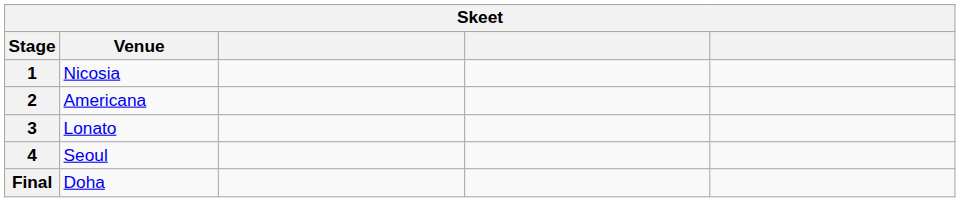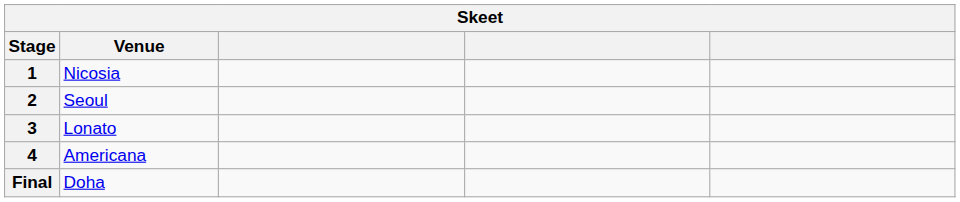(105, 100) Americana -> (86, 100) Seoul
(86, 155) Seoul -> (105, 155) Americana
